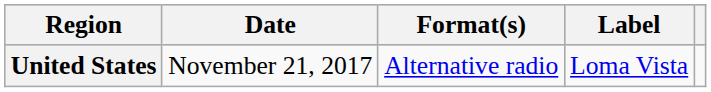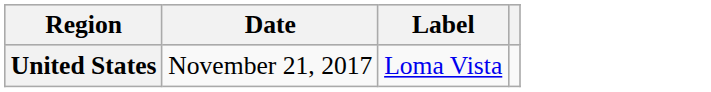- column: (471, 24)
